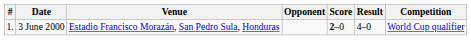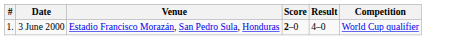- column: (305, 12)
